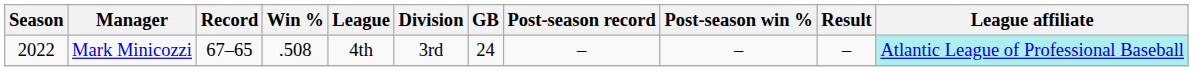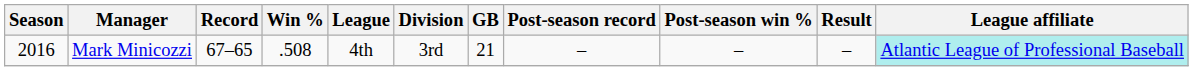(36, 50) 2022 -> (36, 50) 2016
(485, 50) 24 -> (485, 50) 21
